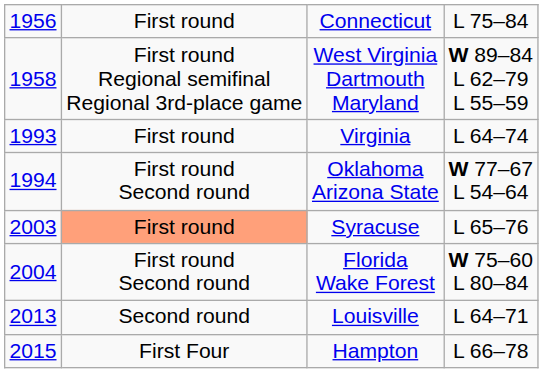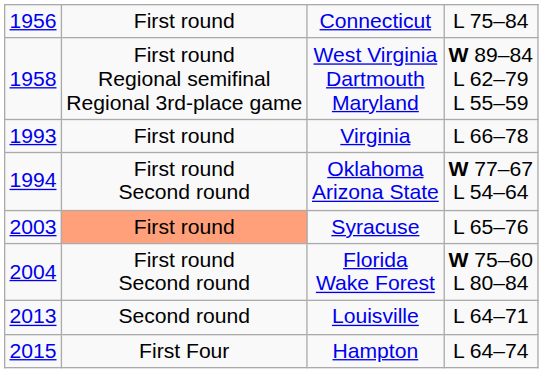(491, 135) L 64–74 -> (491, 135) L 66–78
(491, 350) L 66–78 -> (491, 350) L 64–74
